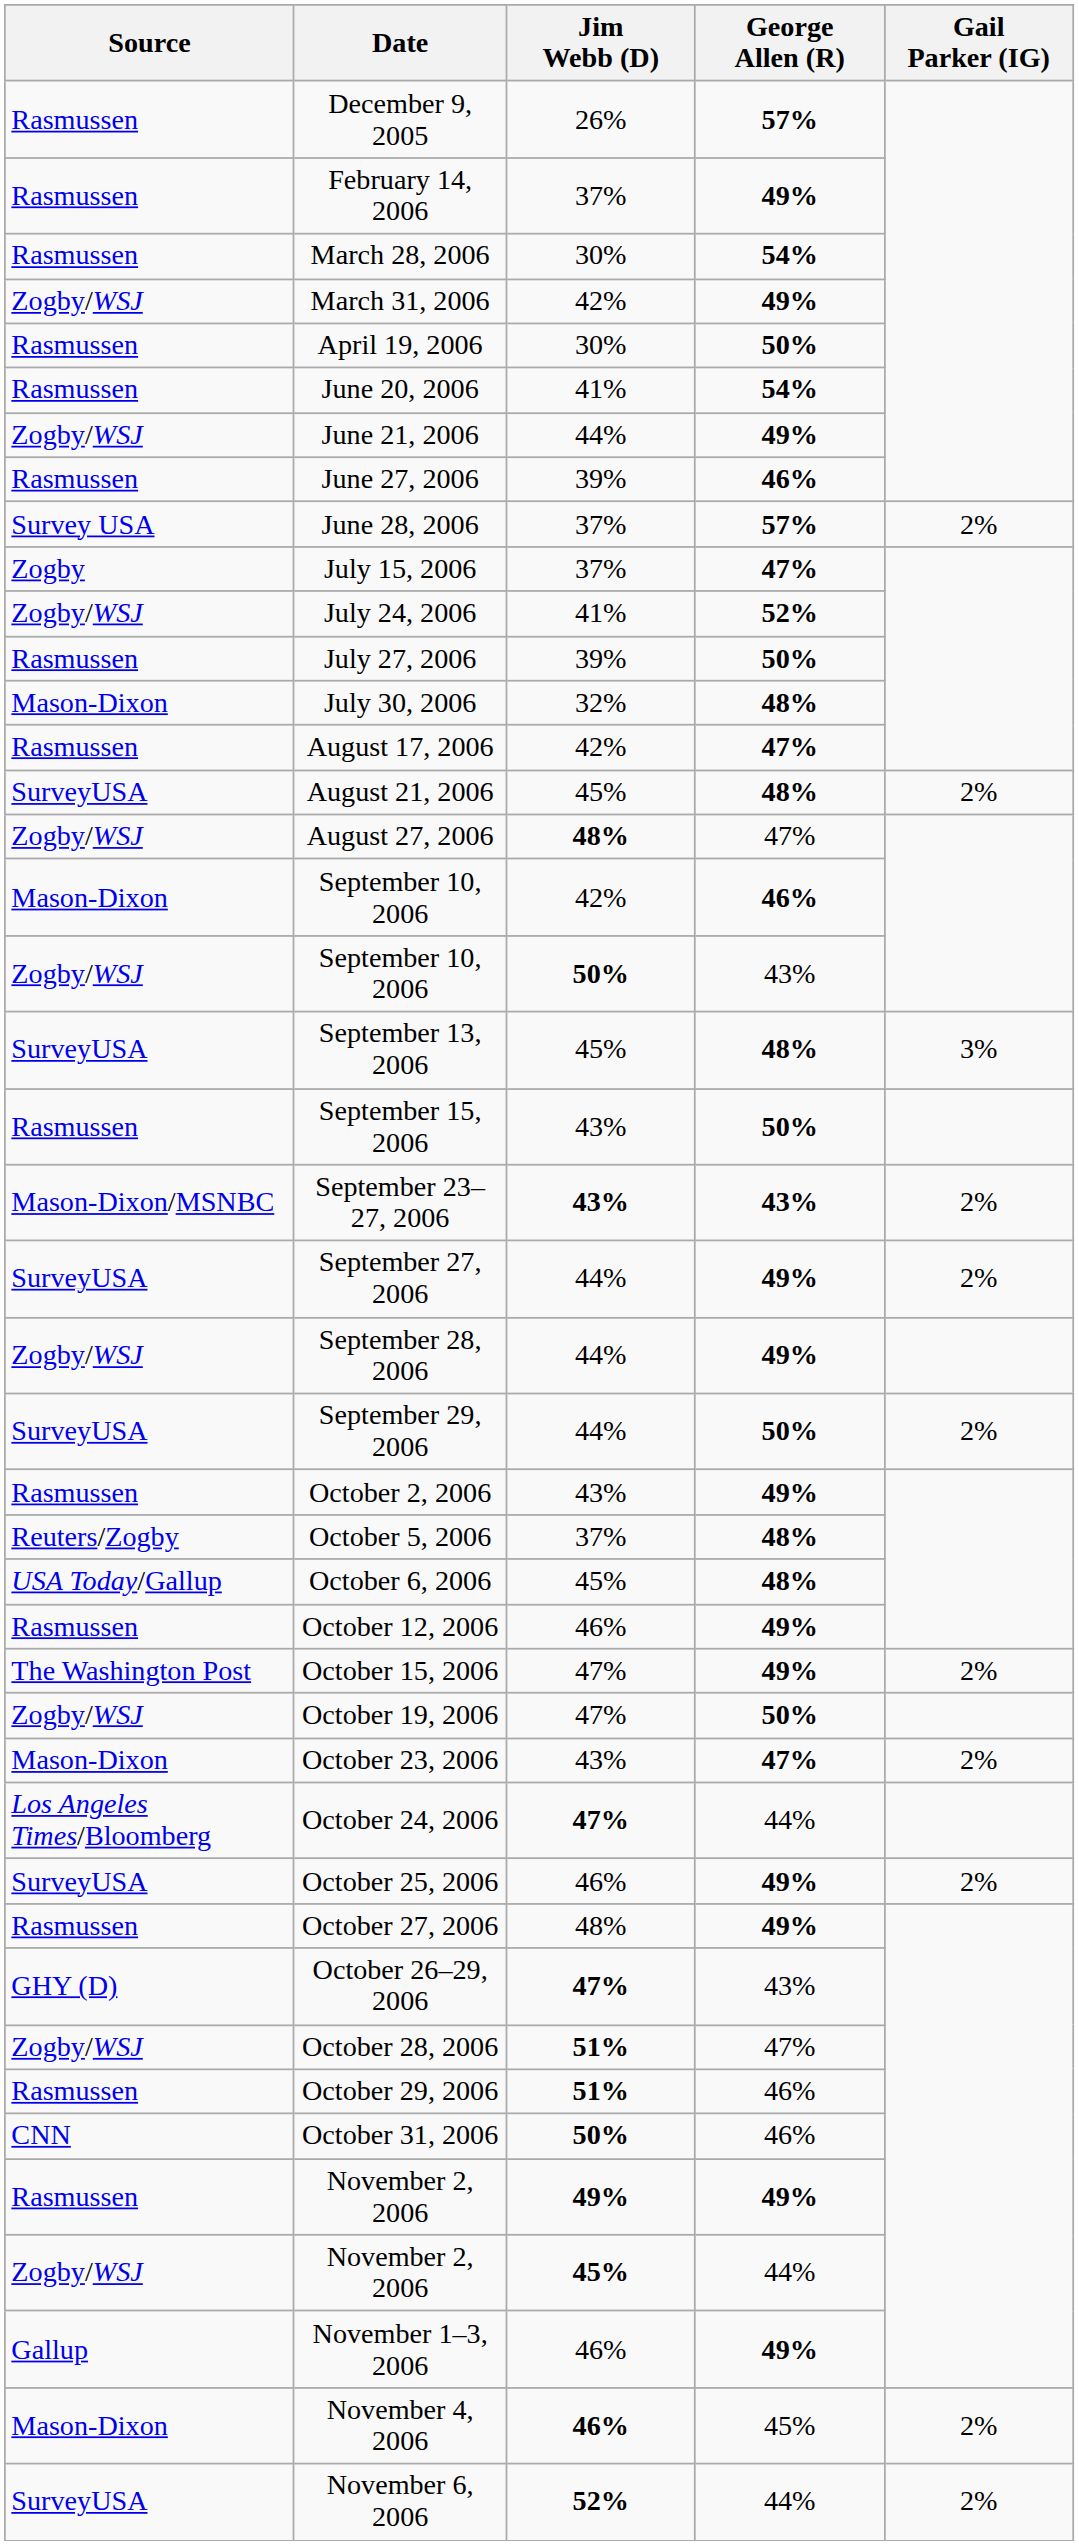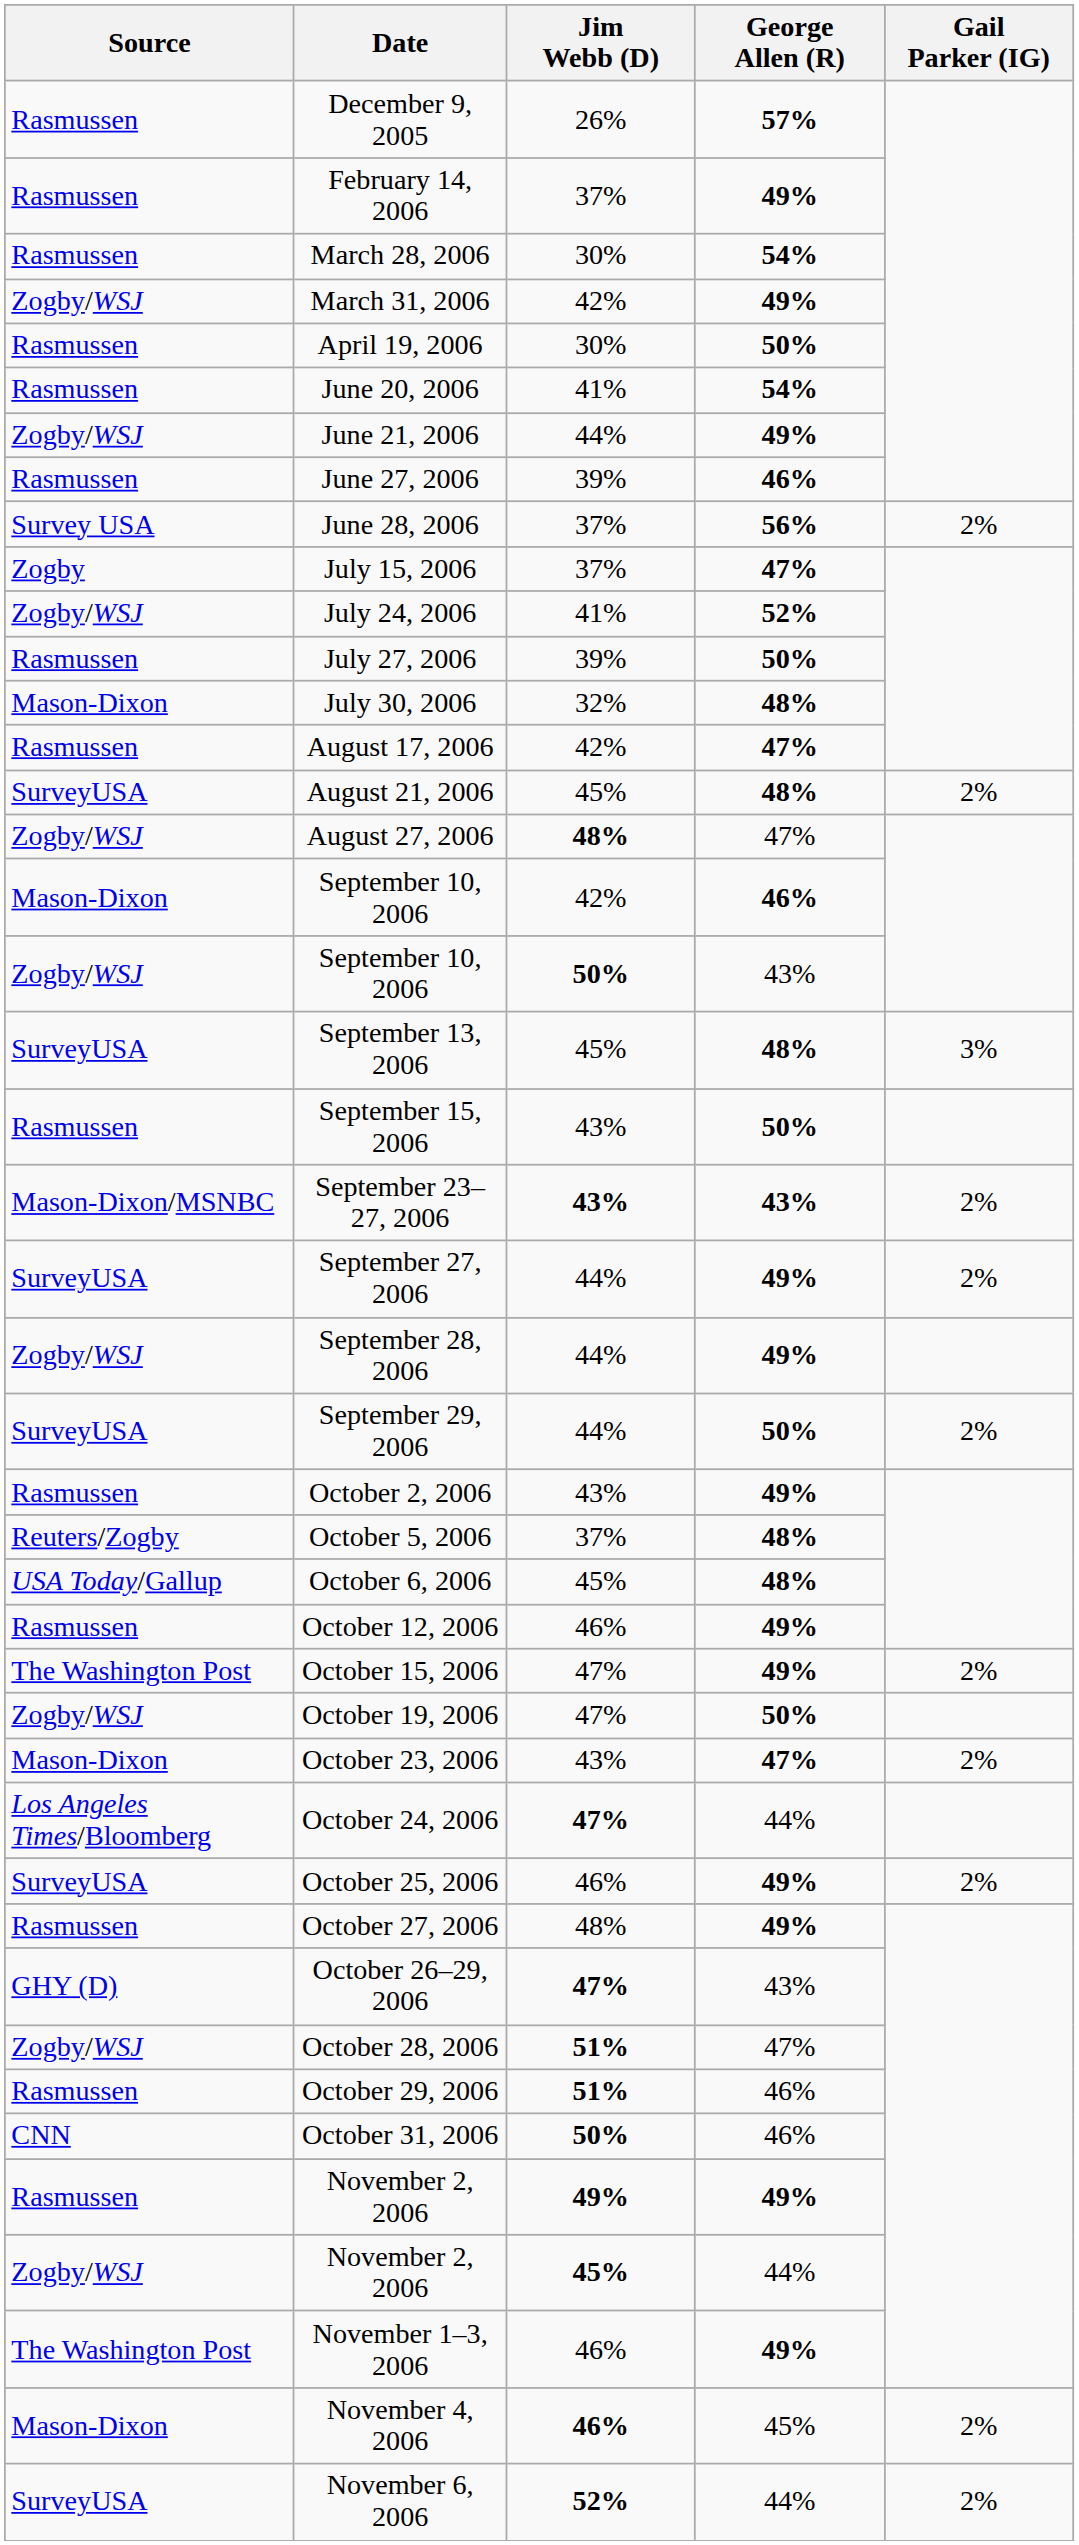(790, 523) 57% -> (790, 523) 56%
(50, 2348) Gallup -> (131, 2348) The Washington Post
